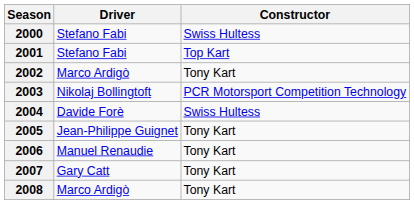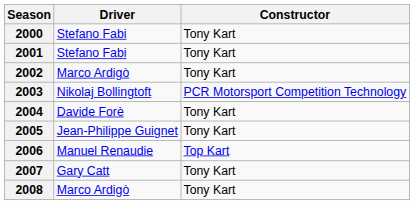(222, 34) Swiss Hultess -> (210, 34) Tony Kart
(206, 53) Top Kart -> (210, 53) Tony Kart
(222, 112) Swiss Hultess -> (210, 112) Tony Kart
(210, 151) Tony Kart -> (206, 151) Top Kart
